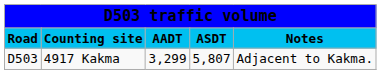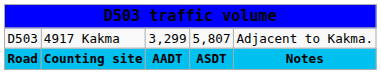rows swapped: (23, 38) <-> (23, 59)
